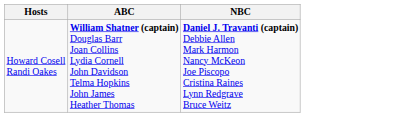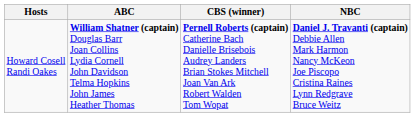+ column: (236, 12)
